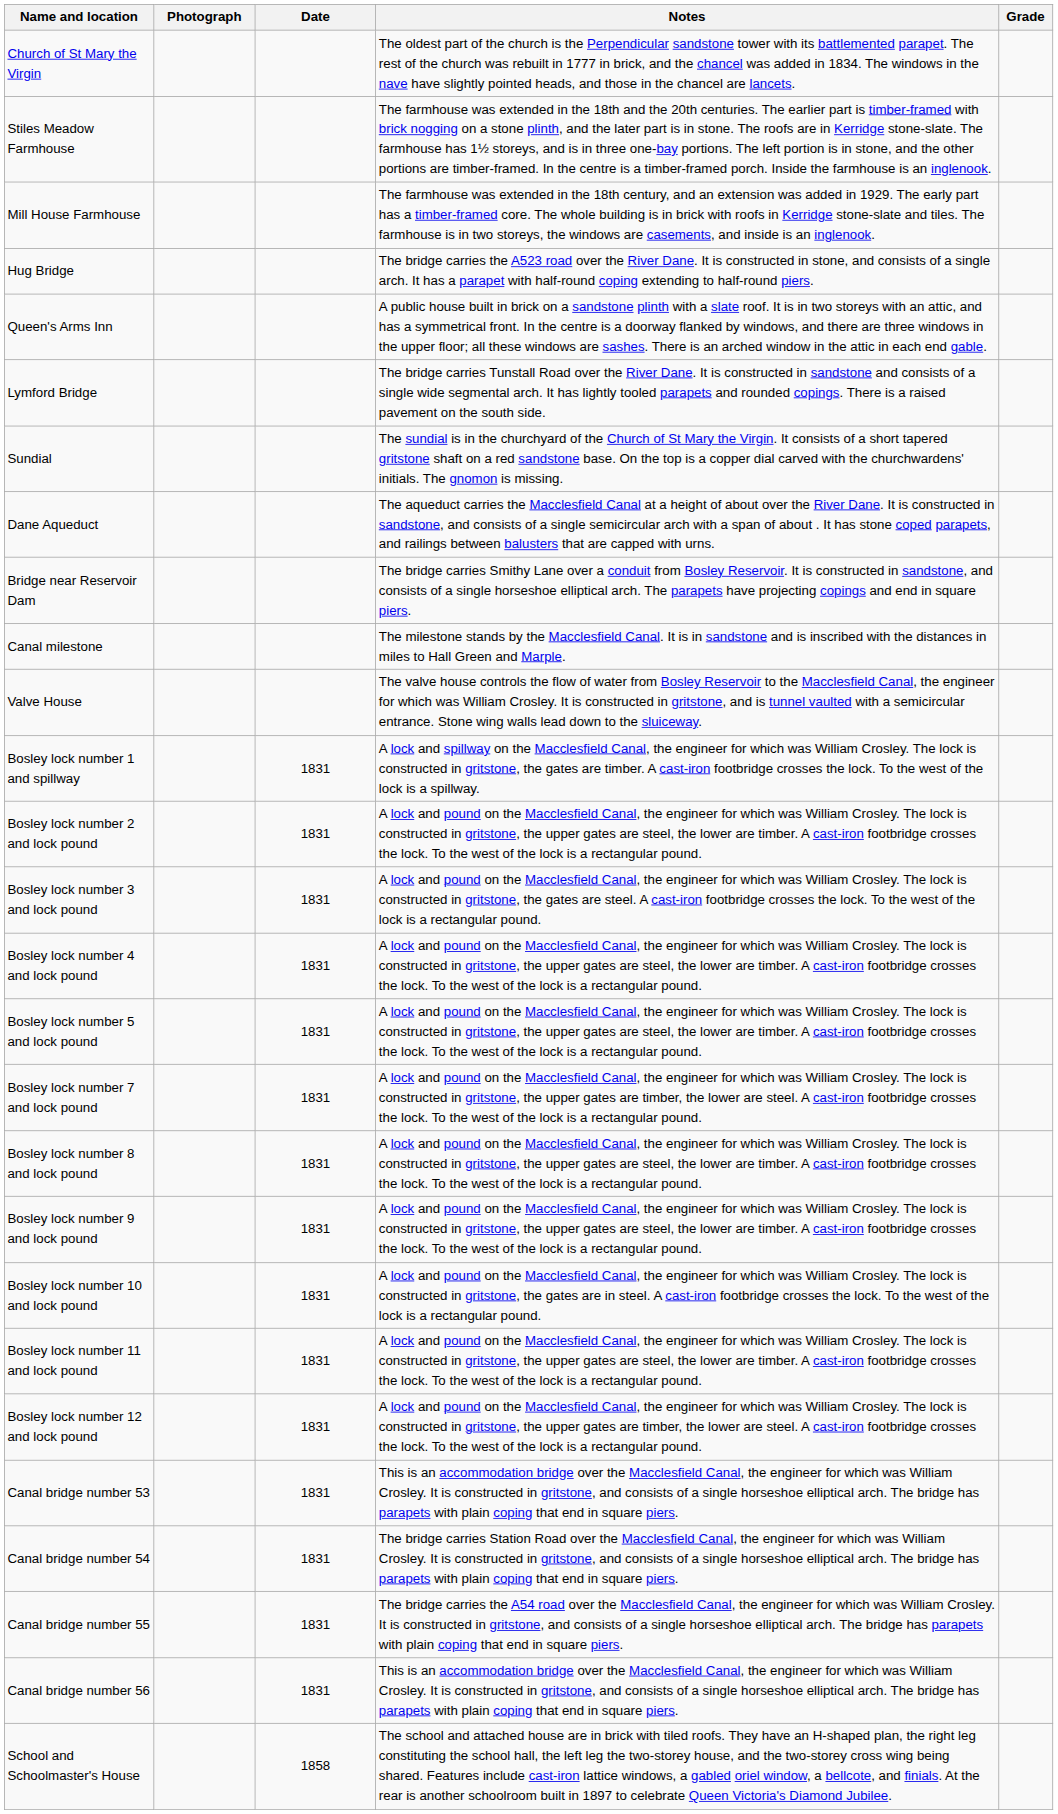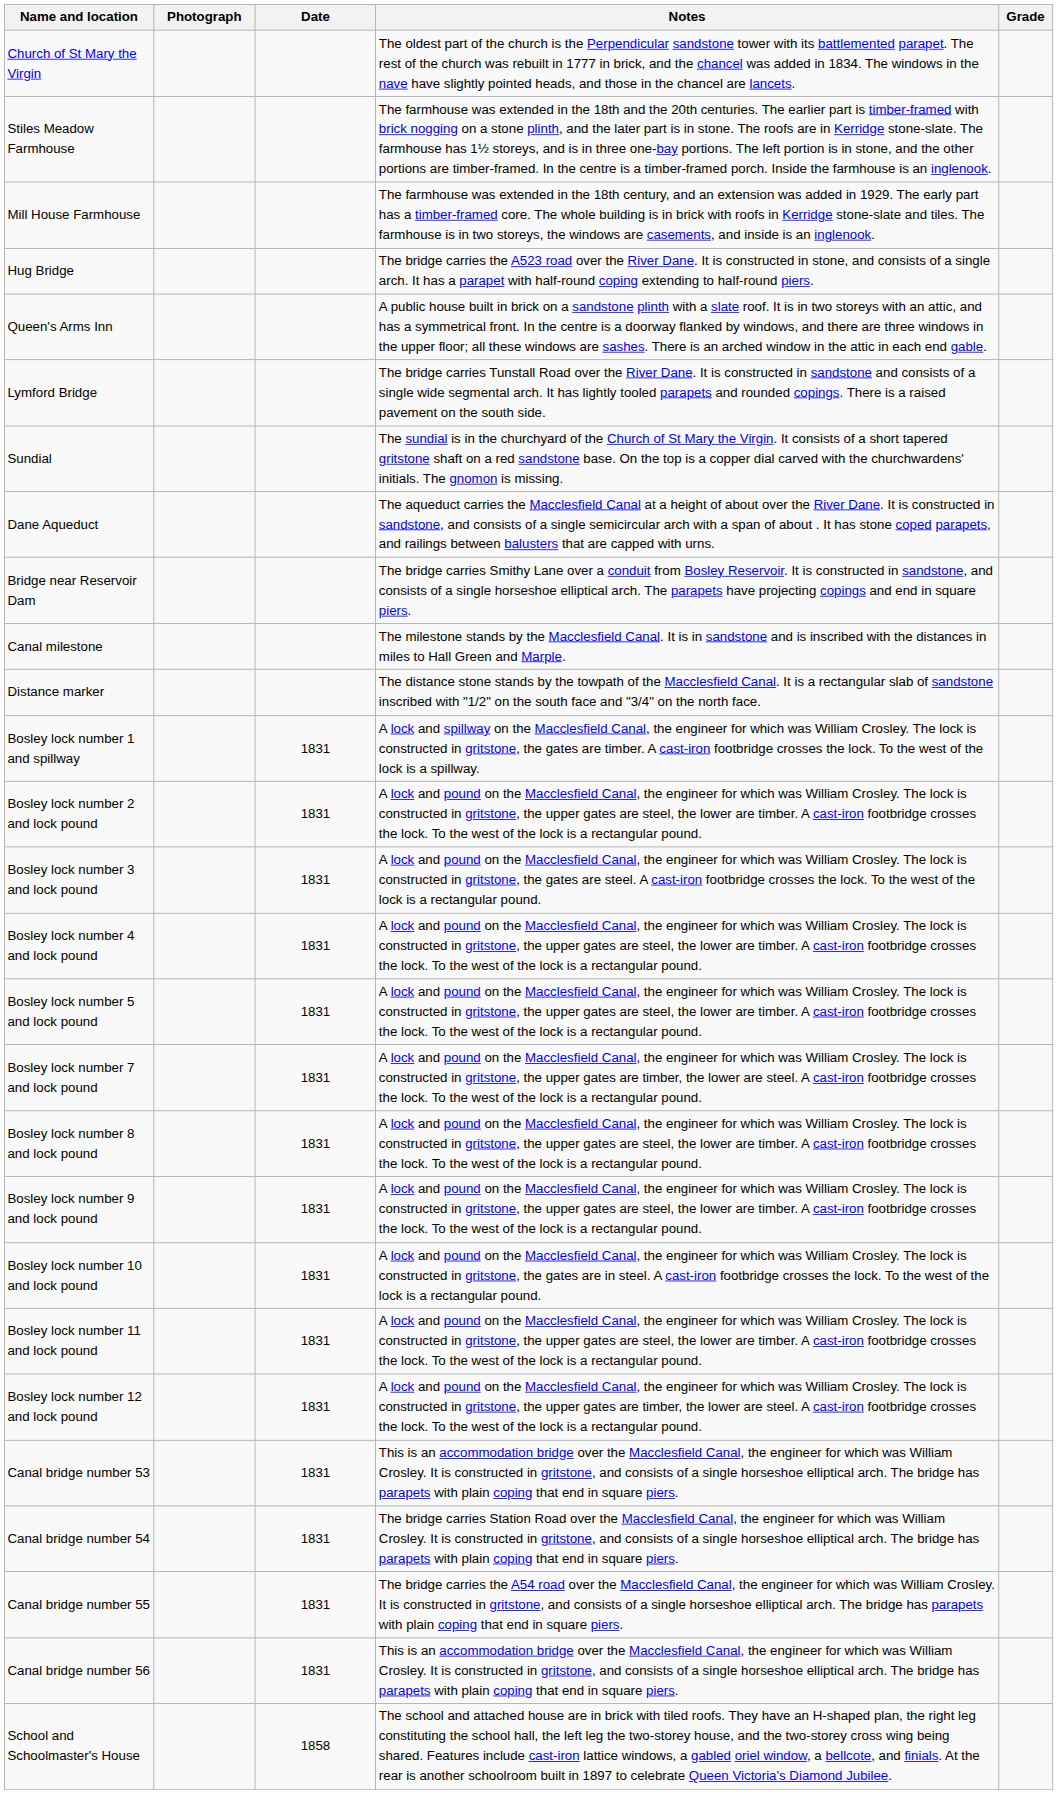+ row: (56, 692)
- row: (45, 702)
